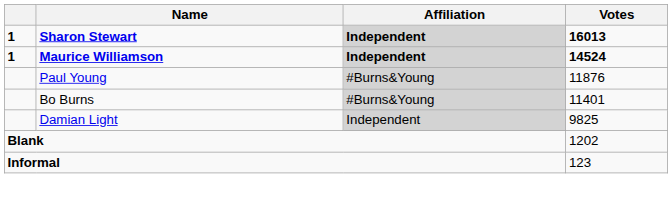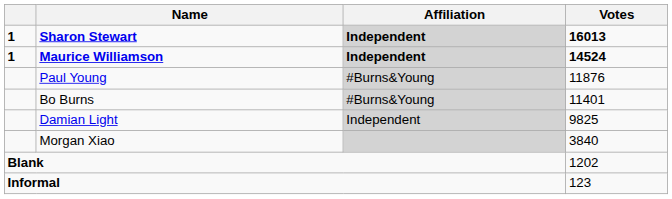+ row: (77, 141)
